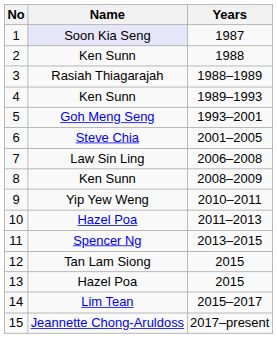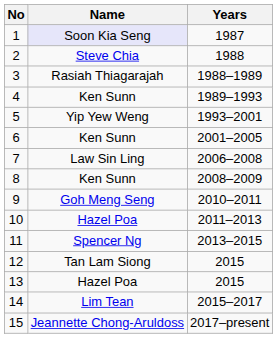(107, 55) Ken Sunn -> (107, 55) Steve Chia
(107, 117) Goh Meng Seng -> (107, 117) Yip Yew Weng
(107, 138) Steve Chia -> (107, 138) Ken Sunn
(107, 199) Yip Yew Weng -> (107, 199) Goh Meng Seng
